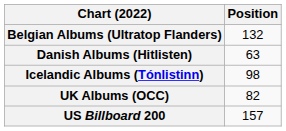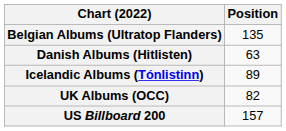(253, 34) 132 -> (253, 34) 135
(253, 75) 98 -> (253, 75) 89
